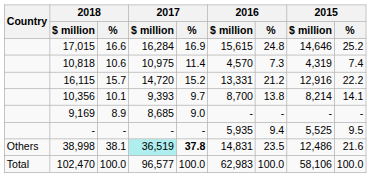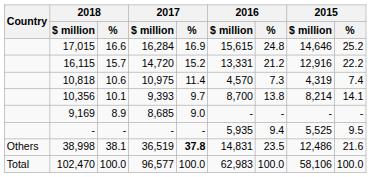rows swapped: (79, 80) <-> (79, 63)
(158, 147) paleturquoise background -> (158, 147) no background
